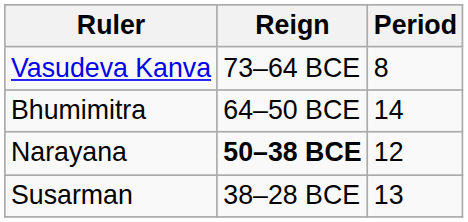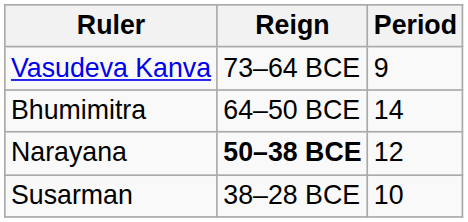(381, 68) 8 -> (381, 68) 9
(389, 195) 13 -> (389, 195) 10
